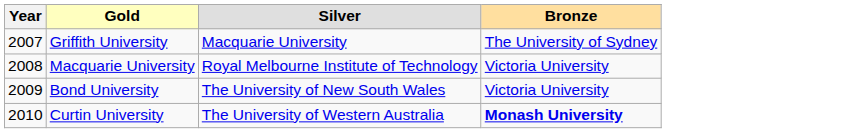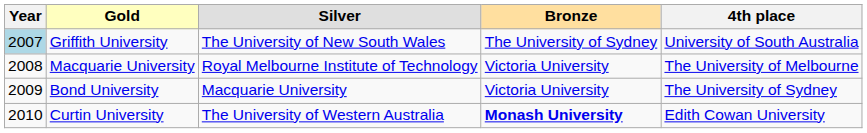+ column: (761, 16)
(25, 41) no background -> (25, 41) lightblue background
(274, 41) Macquarie University -> (324, 41) The University of New South Wales
(324, 90) The University of New South Wales -> (274, 90) Macquarie University
